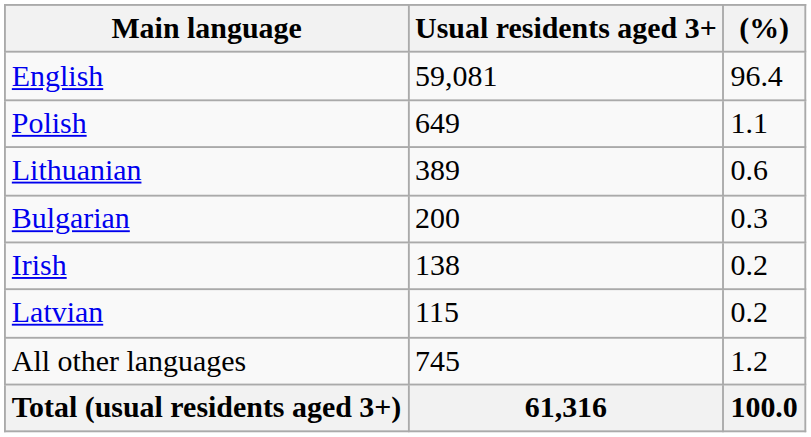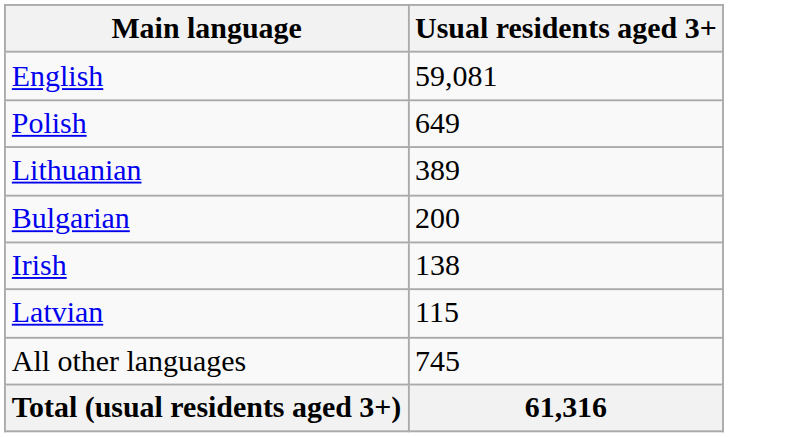- column: (764, 28)
